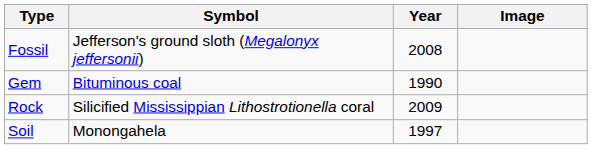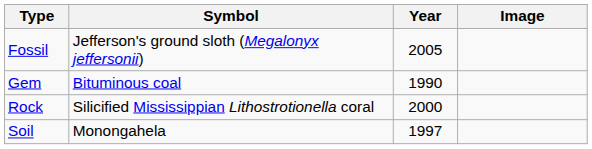(425, 49) 2008 -> (425, 49) 2005
(425, 107) 2009 -> (425, 107) 2000
